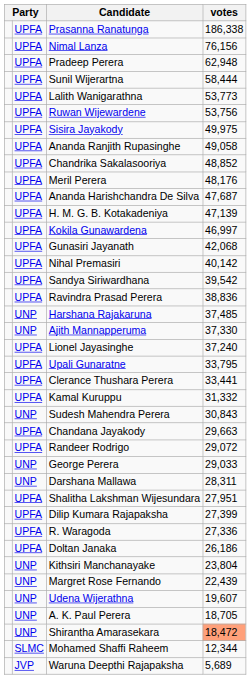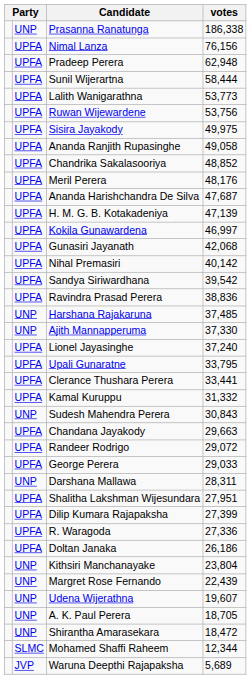(28, 29) UPFA -> (26, 29) UNP
(26, 465) UNP -> (28, 465) UPFA
(221, 632) lightsalmon background -> (221, 632) no background
